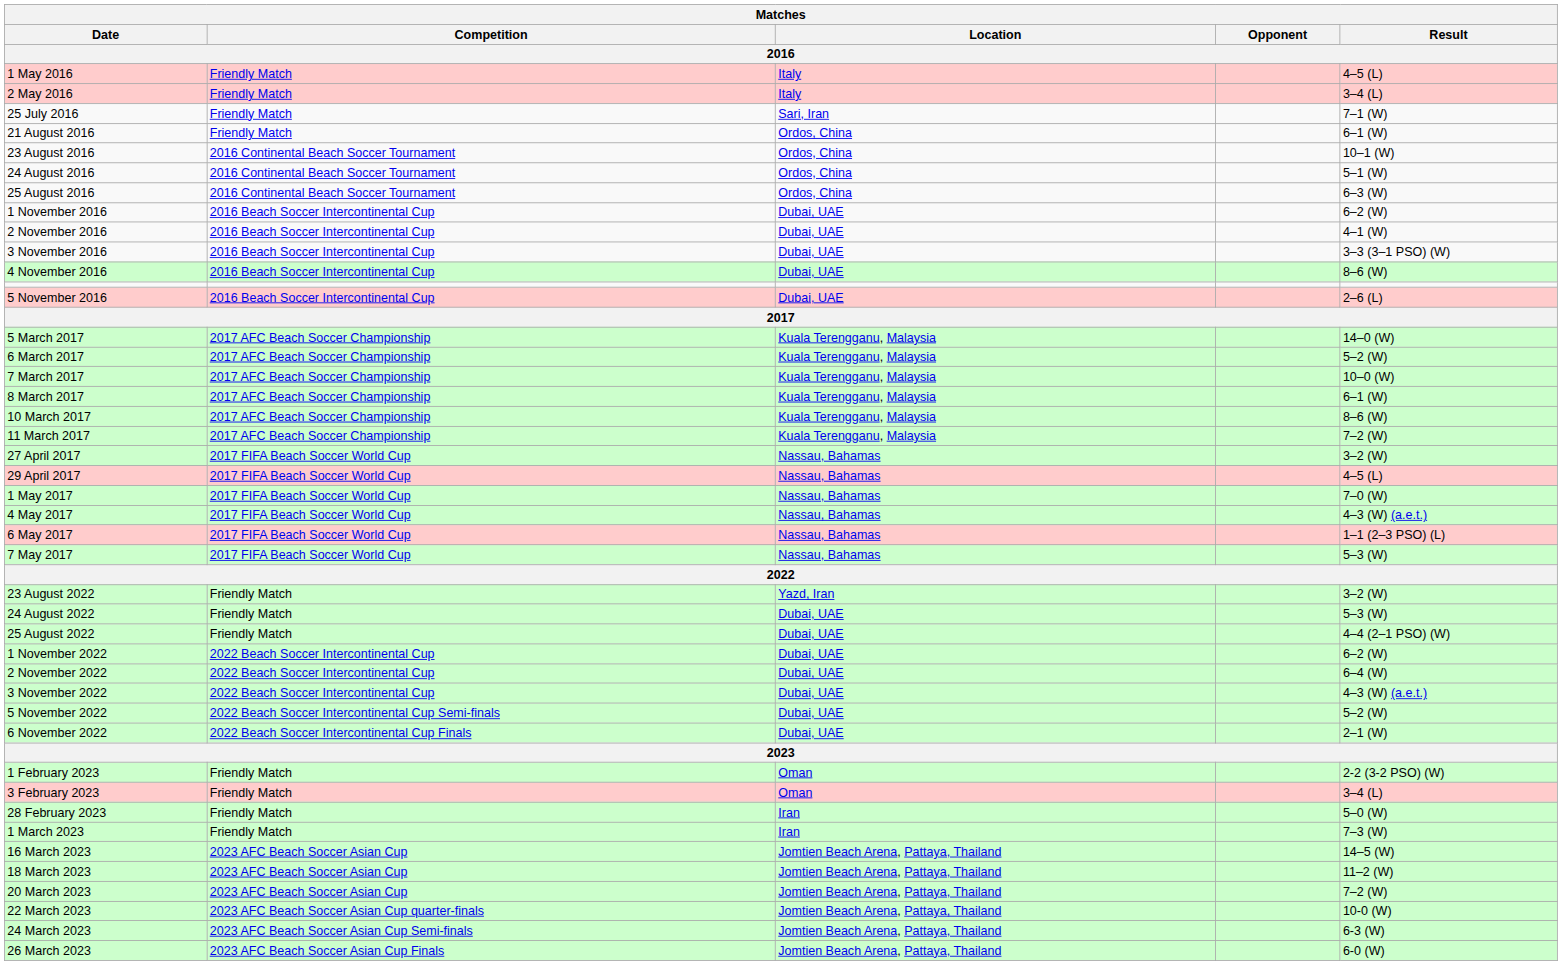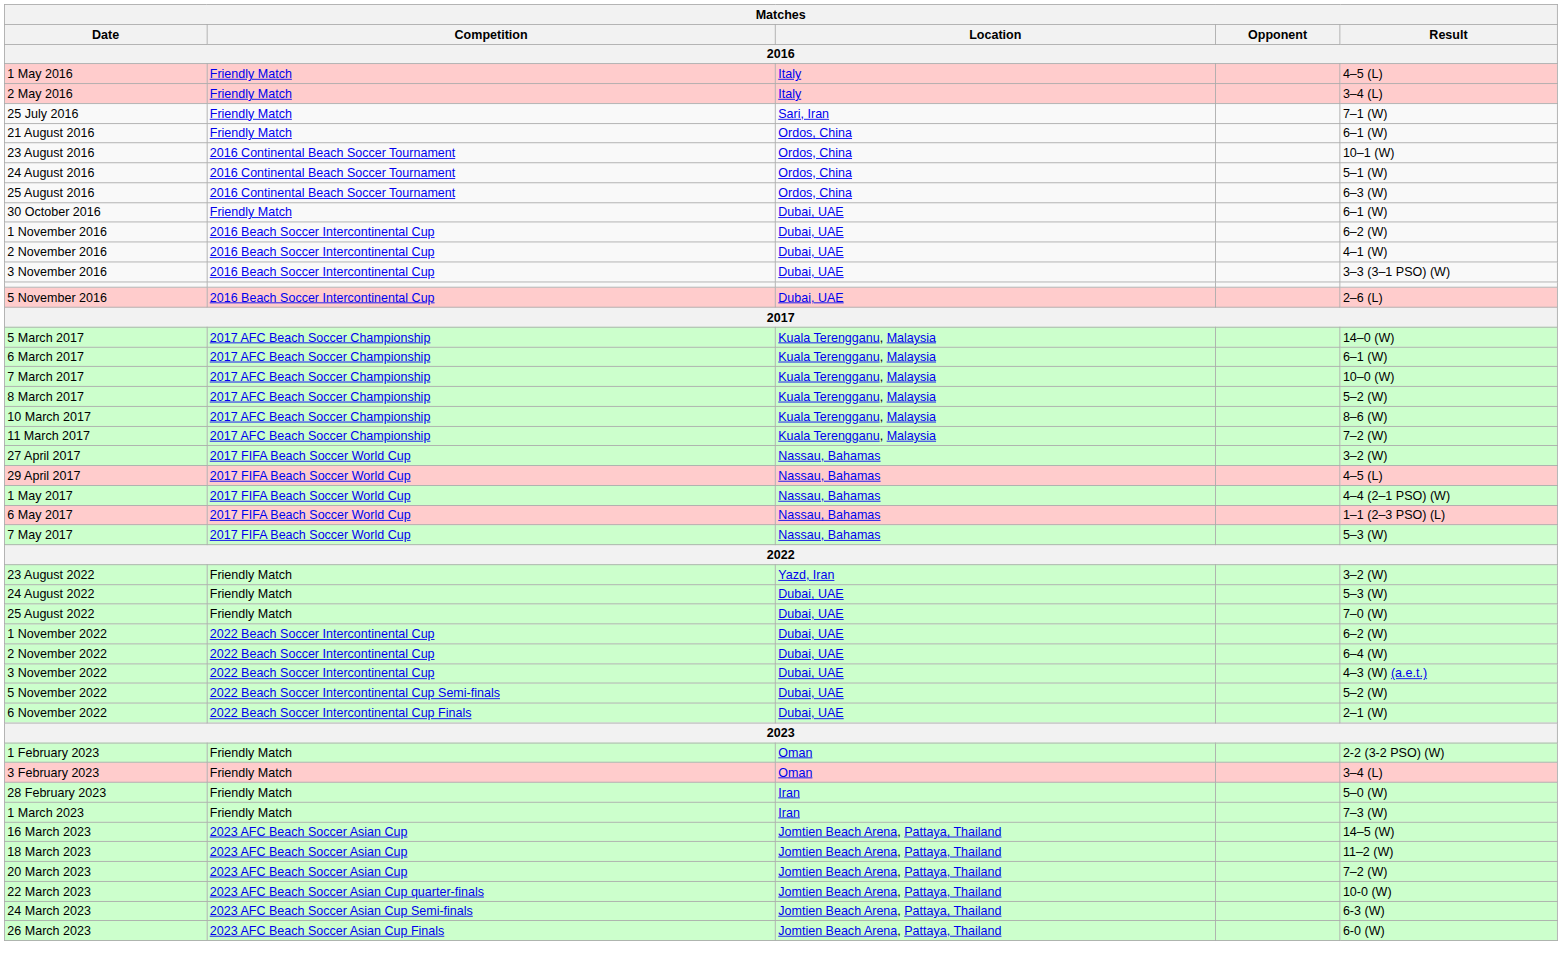+ row: (54, 213)
- row: (57, 272)
(1365, 357) 5–2 (W) -> (1365, 357) 6–1 (W)
(1365, 397) 6–1 (W) -> (1365, 397) 5–2 (W)
(1365, 496) 7–0 (W) -> (1396, 496) 4–4 (2–1 PSO) (W)
- row: (40, 515)
(1396, 634) 4–4 (2–1 PSO) (W) -> (1365, 614) 7–0 (W)
